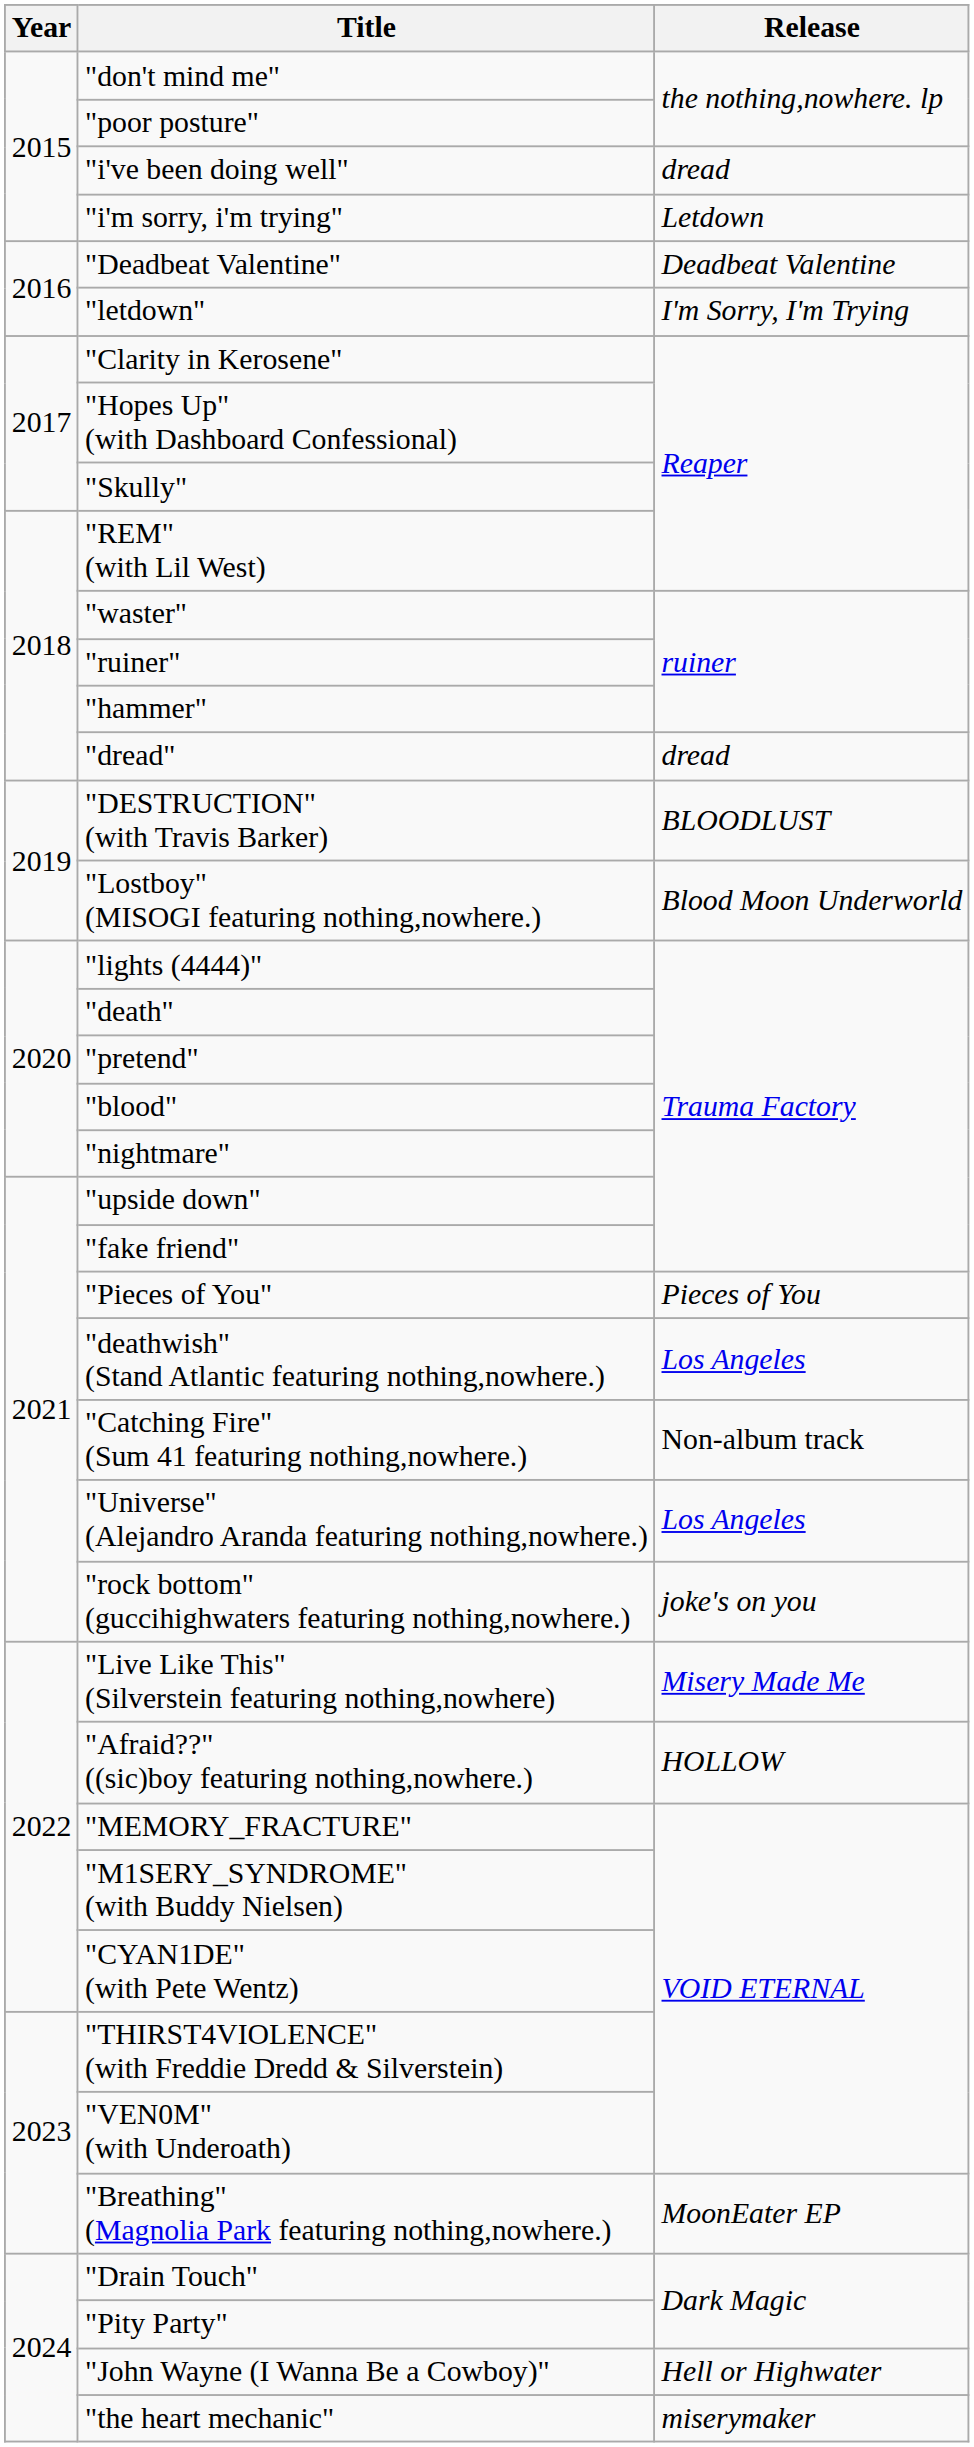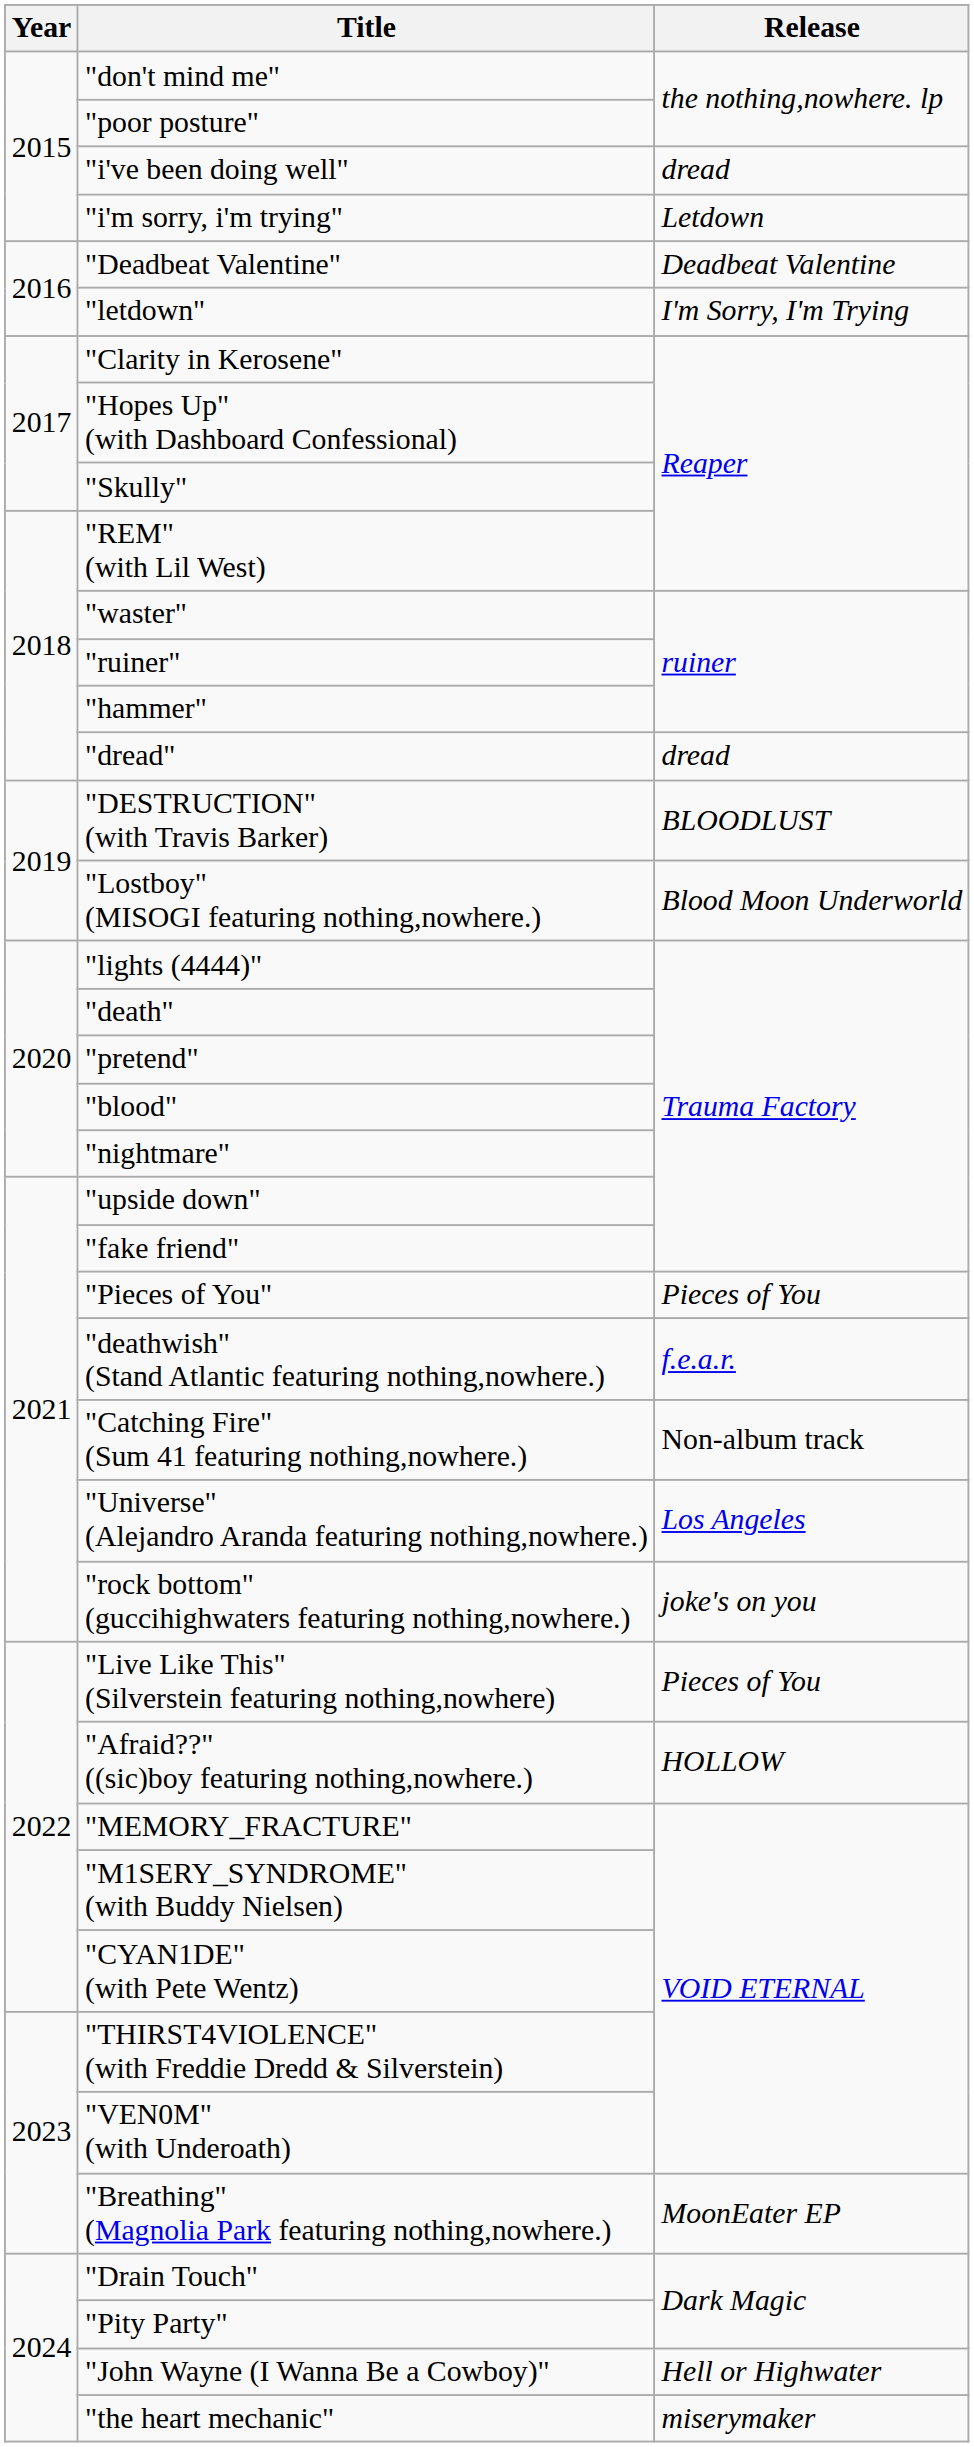(734, 1358) Los Angeles -> (699, 1358) f.e.a.r.
(763, 1681) Misery Made Me -> (741, 1681) Pieces of You
